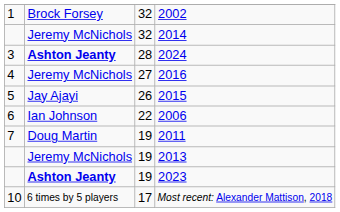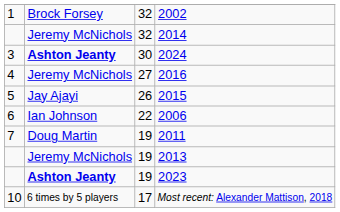(145, 55) 28 -> (145, 55) 30
